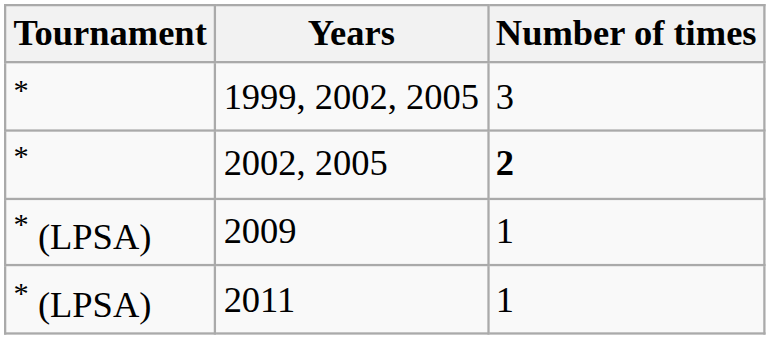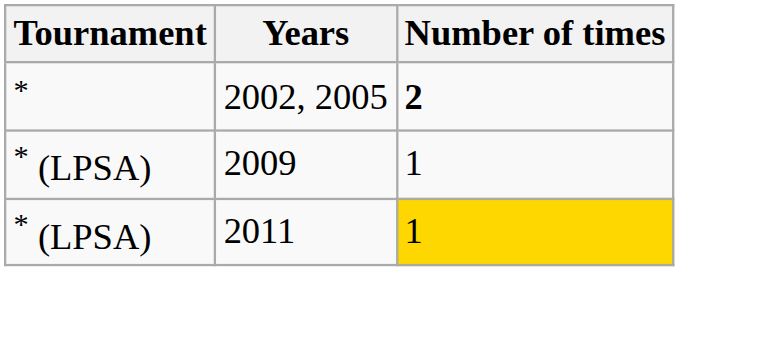- row: (351, 96)
(505, 299) no background -> (414, 231) gold background
